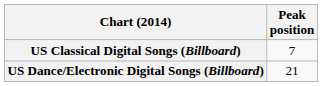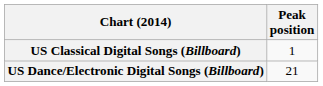(292, 50) 7 -> (292, 50) 1
